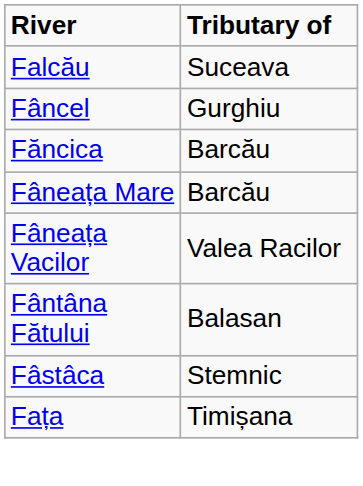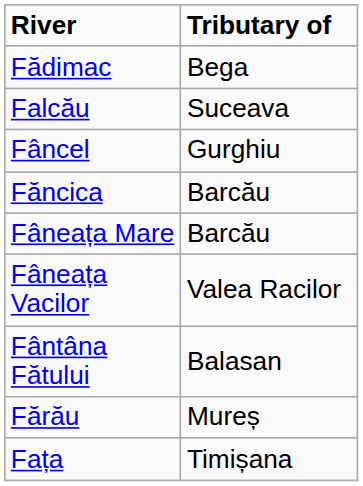+ row: (61, 66)
+ row: (45, 417)
- row: (58, 375)
